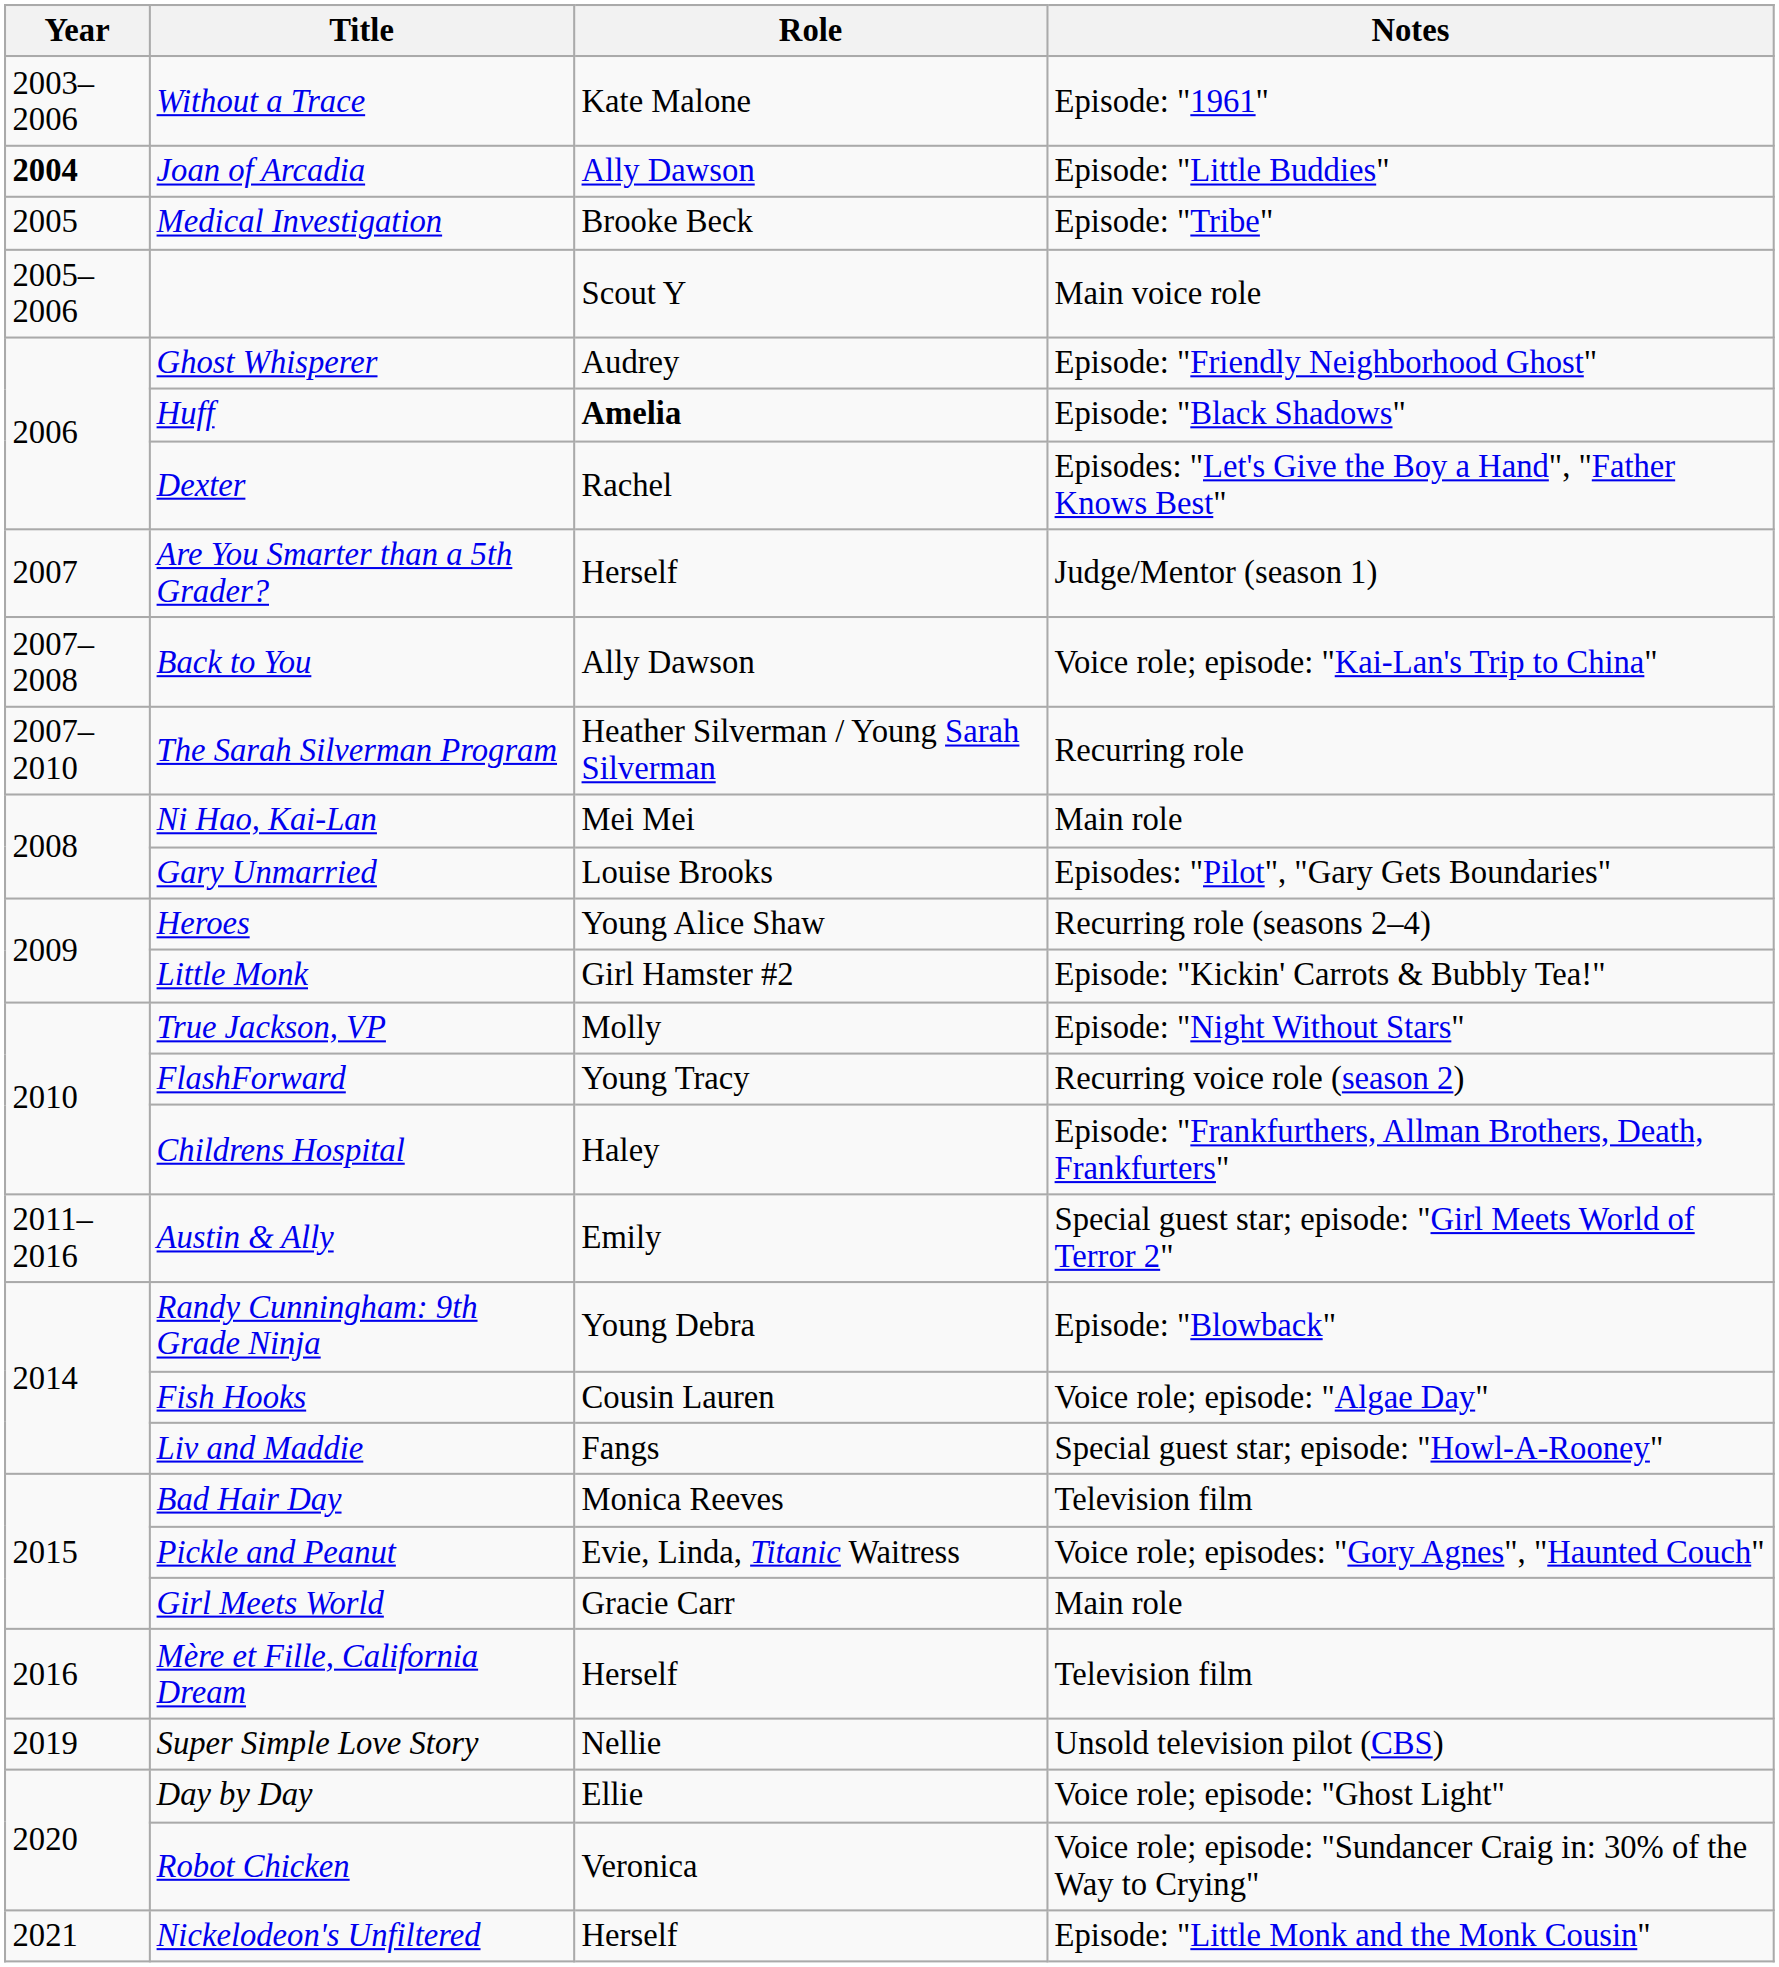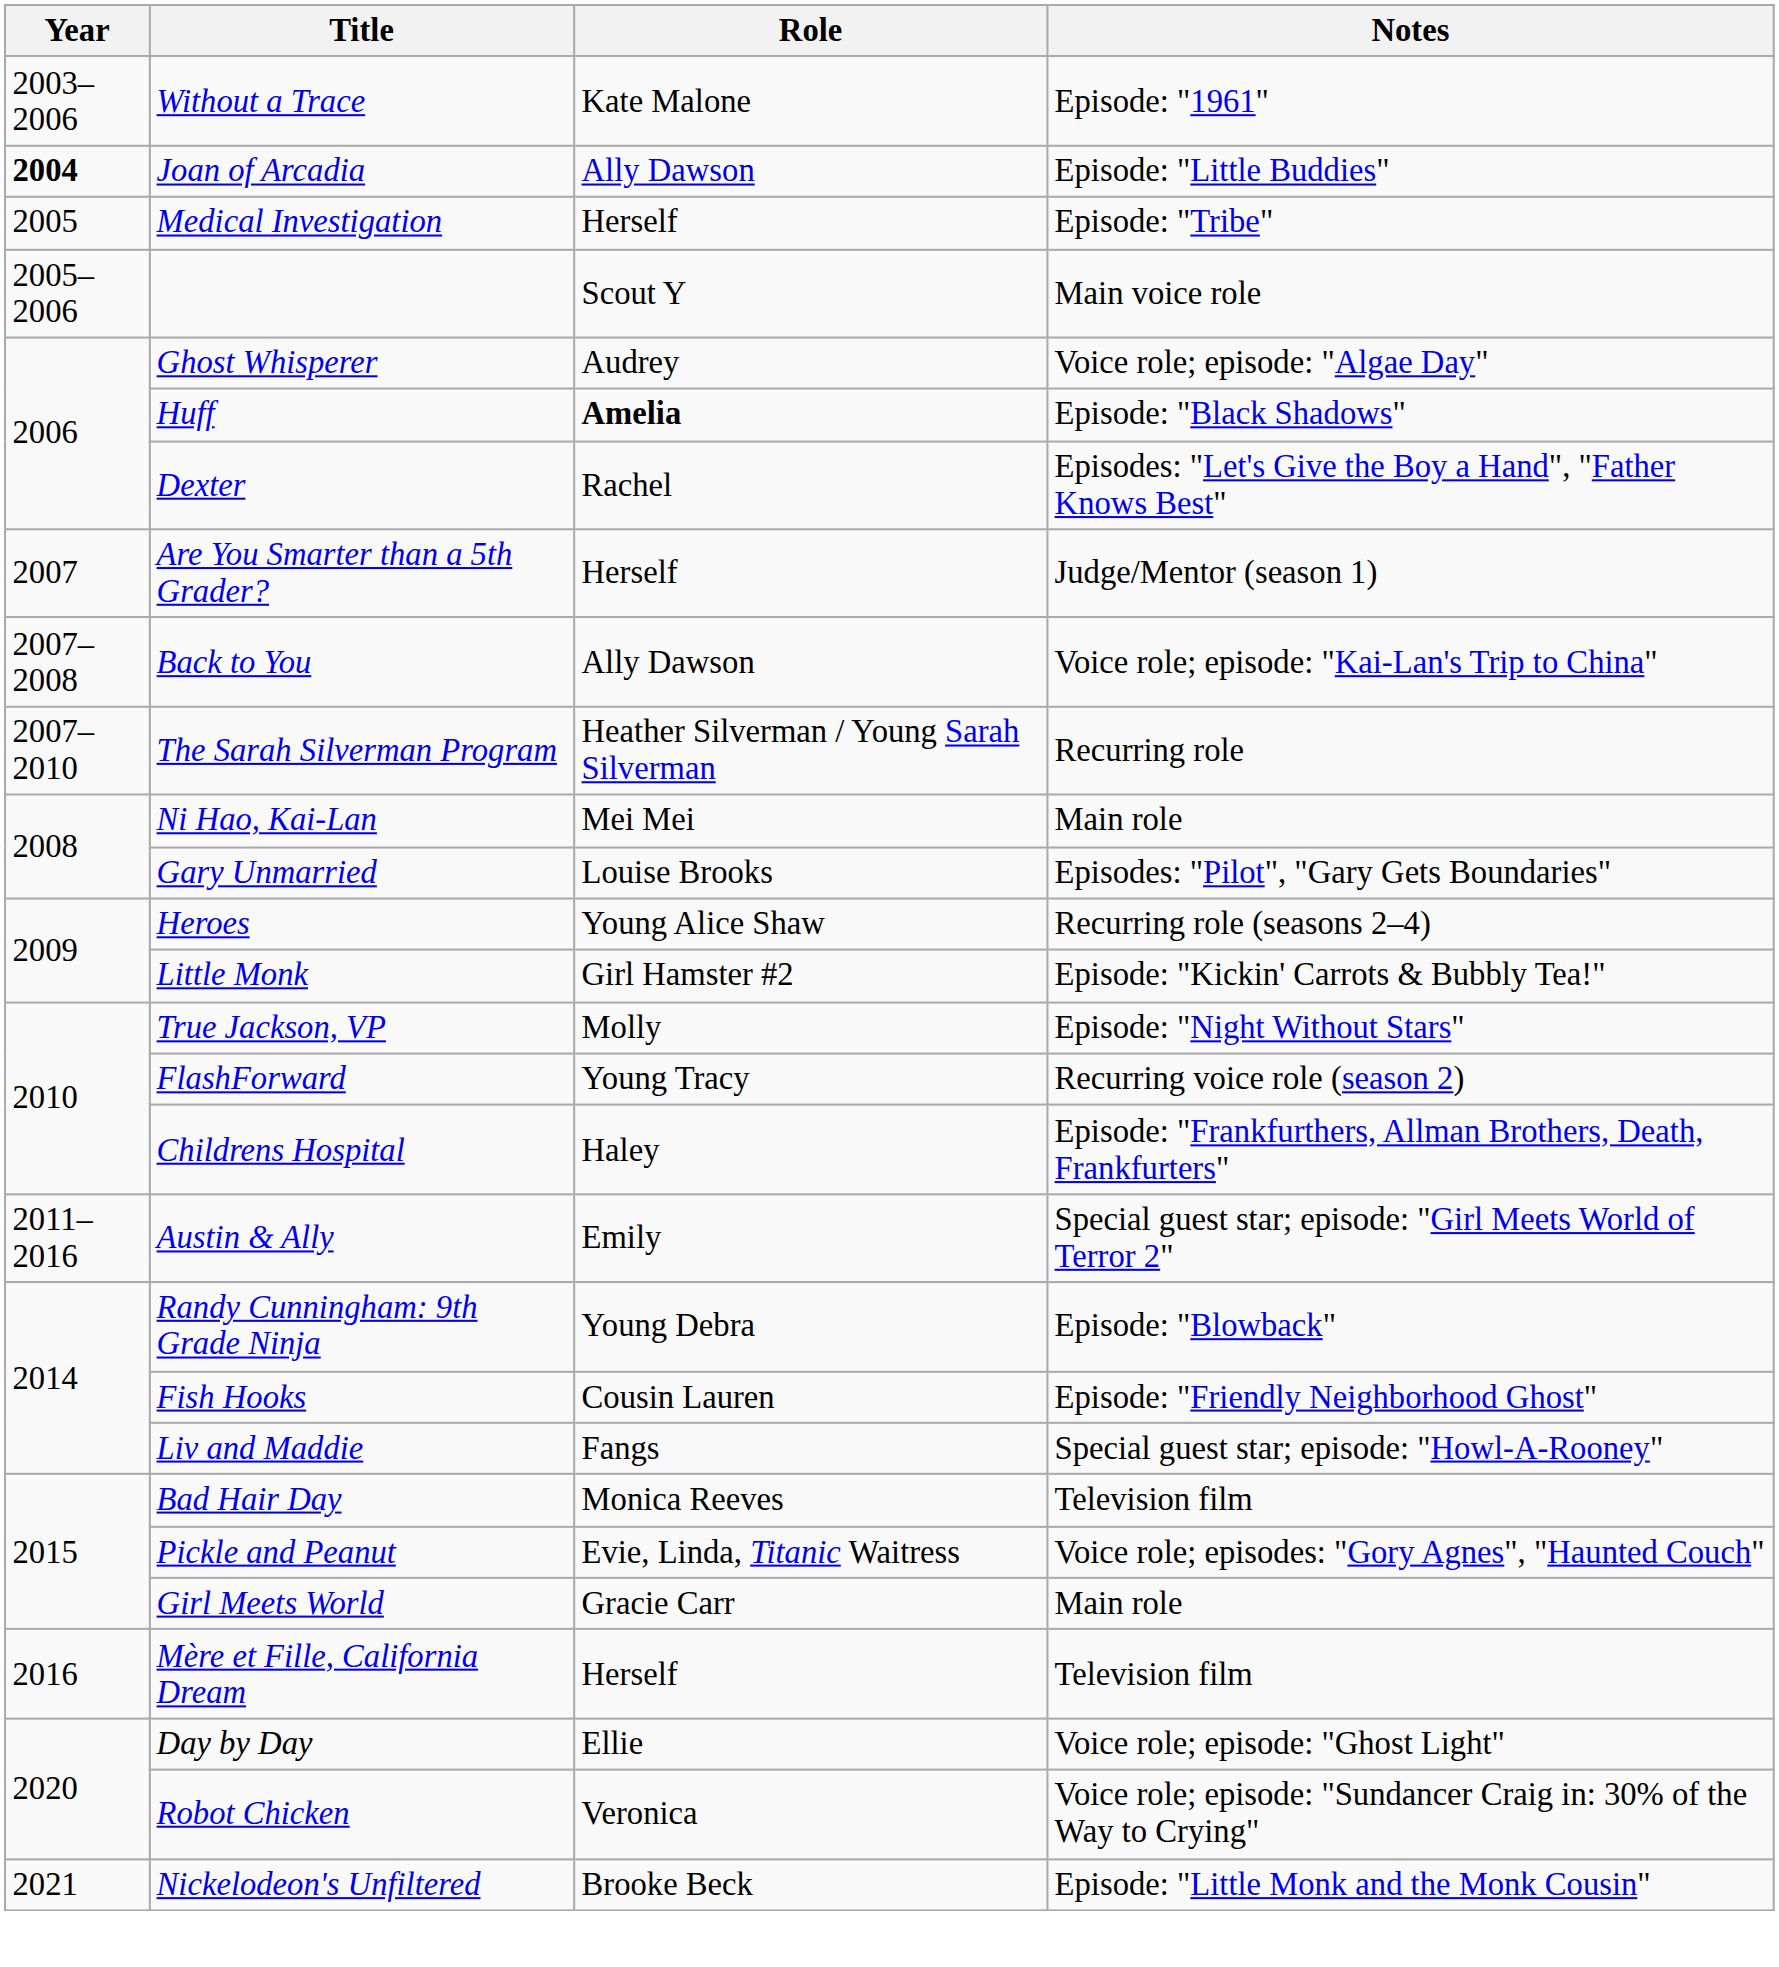(667, 222) Brooke Beck -> (630, 222) Herself
(1326, 362) Episode: "Friendly Neighborhood Ghost" -> (1272, 362) Voice role; episode: "Algae Day"
(1272, 1396) Voice role; episode: "Algae Day" -> (1326, 1396) Episode: "Friendly Neighborhood Ghost"
- row: (317, 1743)
(630, 1935) Herself -> (667, 1883) Brooke Beck
